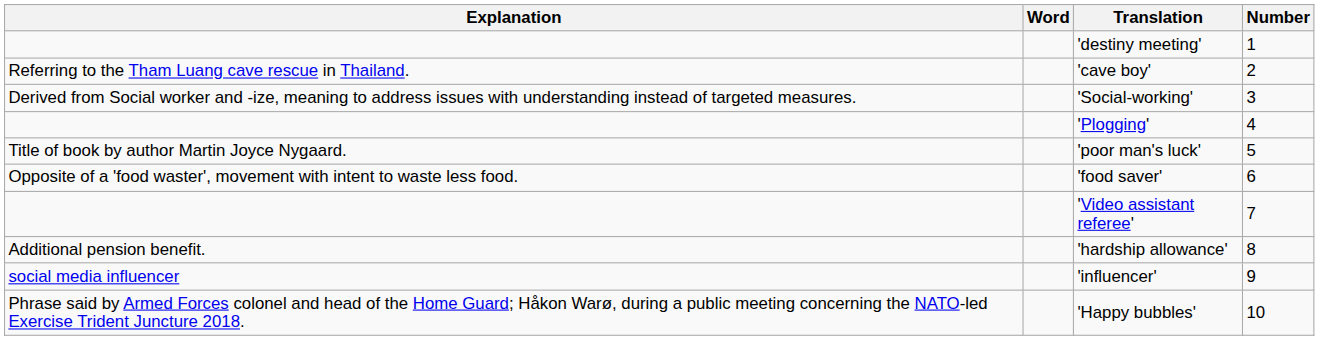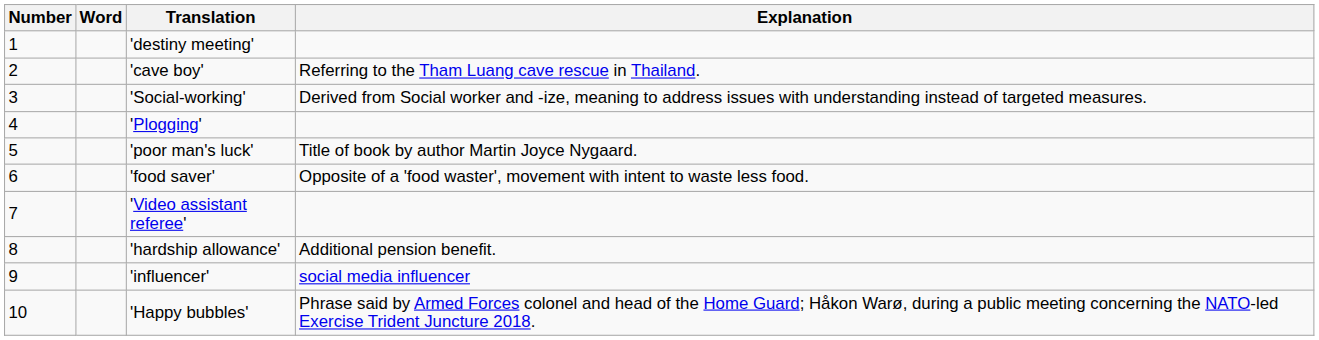columns swapped: (1278, 17) <-> (514, 17)
